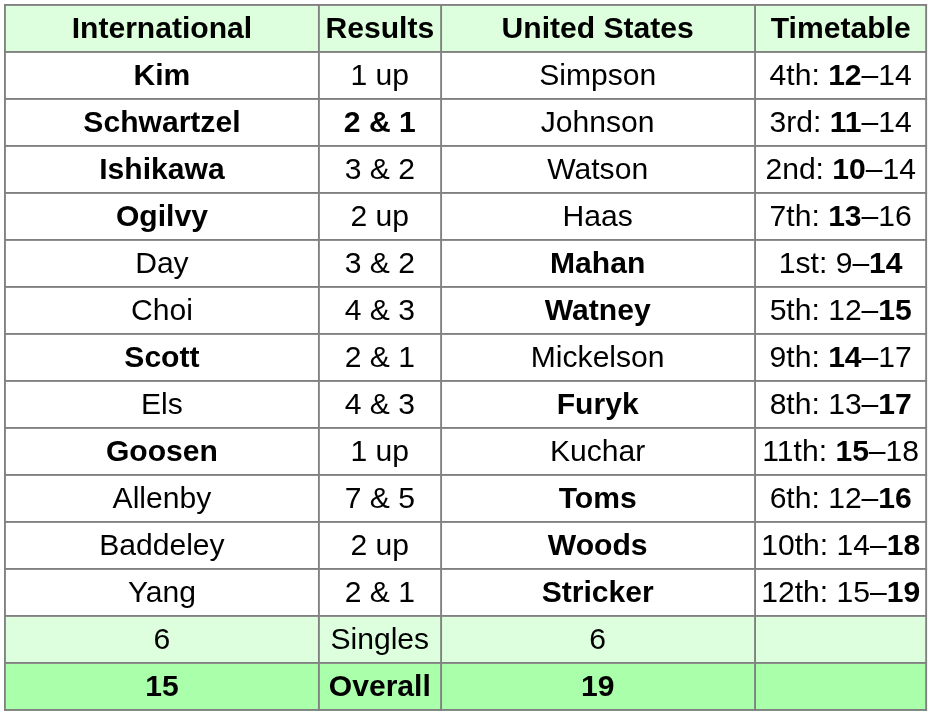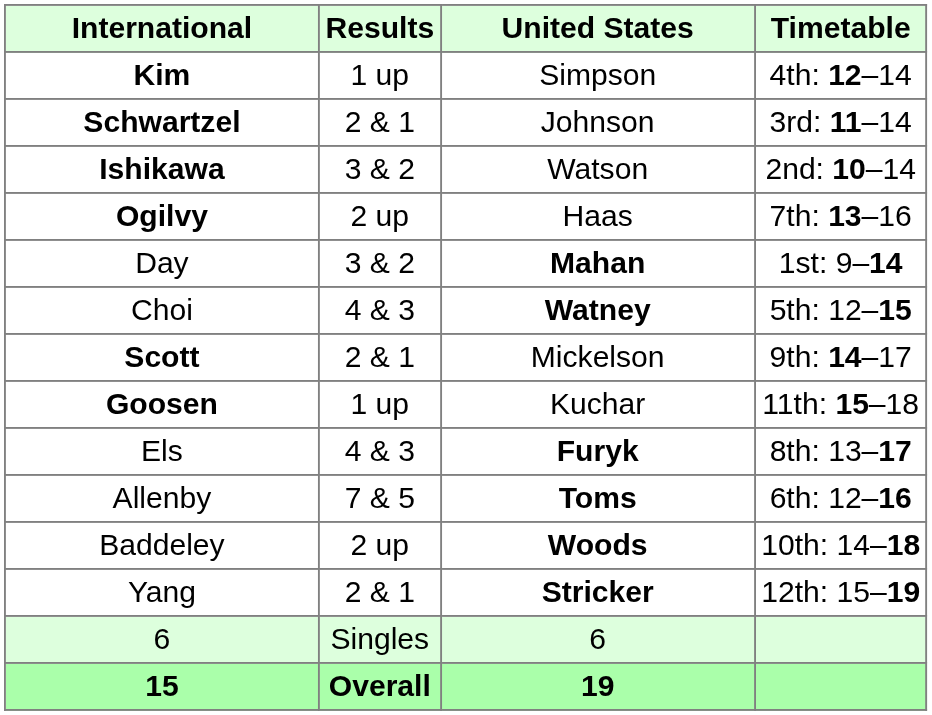(380, 122) bold -> (380, 121) normal
rows swapped: (162, 450) <-> (162, 404)
